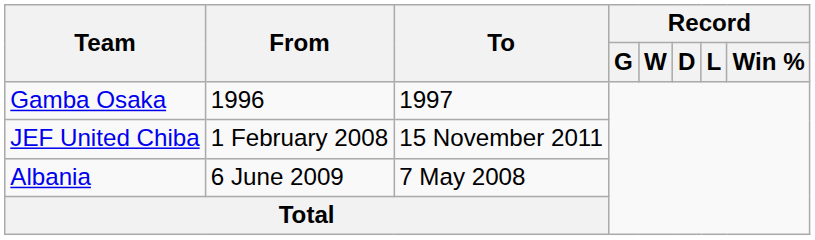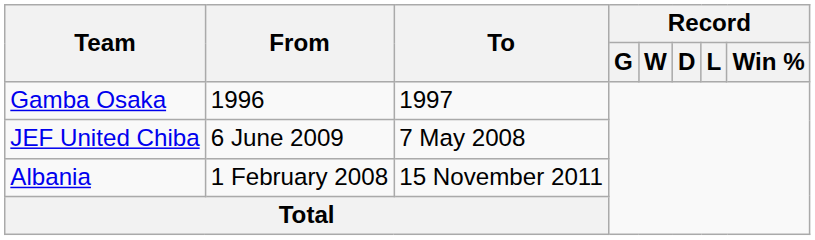(299, 138) 1 February 2008 -> (277, 138) 6 June 2009
(501, 138) 15 November 2011 -> (462, 138) 7 May 2008
(277, 176) 6 June 2009 -> (299, 176) 1 February 2008
(462, 176) 7 May 2008 -> (501, 176) 15 November 2011
